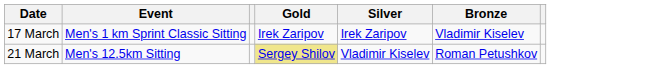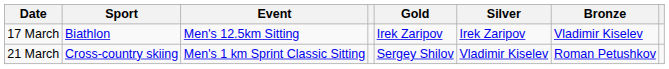+ column: (122, 14)
(156, 34) Men's 1 km Sprint Classic Sitting -> (242, 34) Men's 12.5km Sitting
(123, 53) Men's 12.5km Sitting -> (275, 53) Men's 1 km Sprint Classic Sitting
(296, 53) khaki background -> (415, 53) no background
